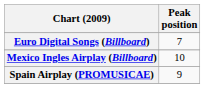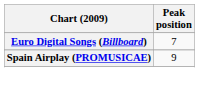- row: (82, 58)
